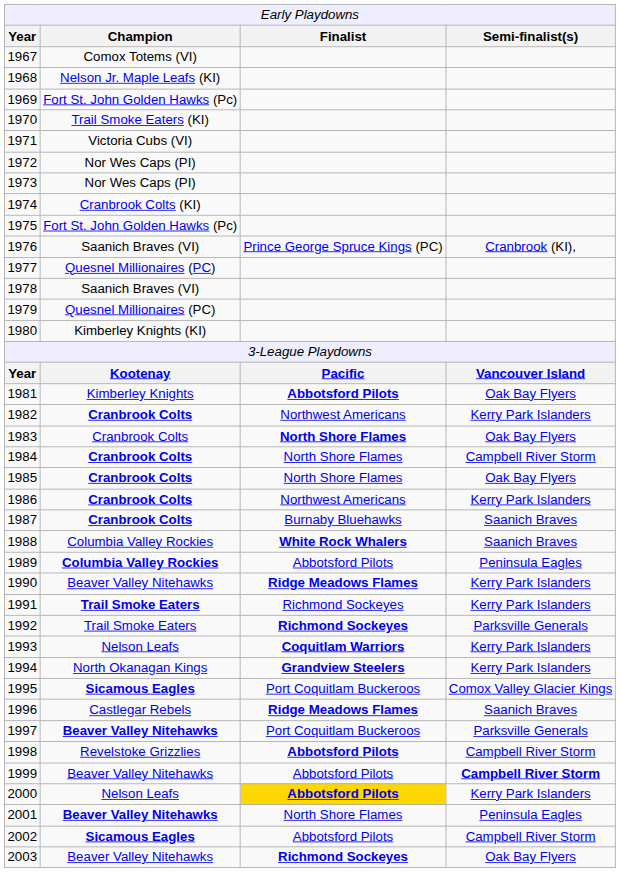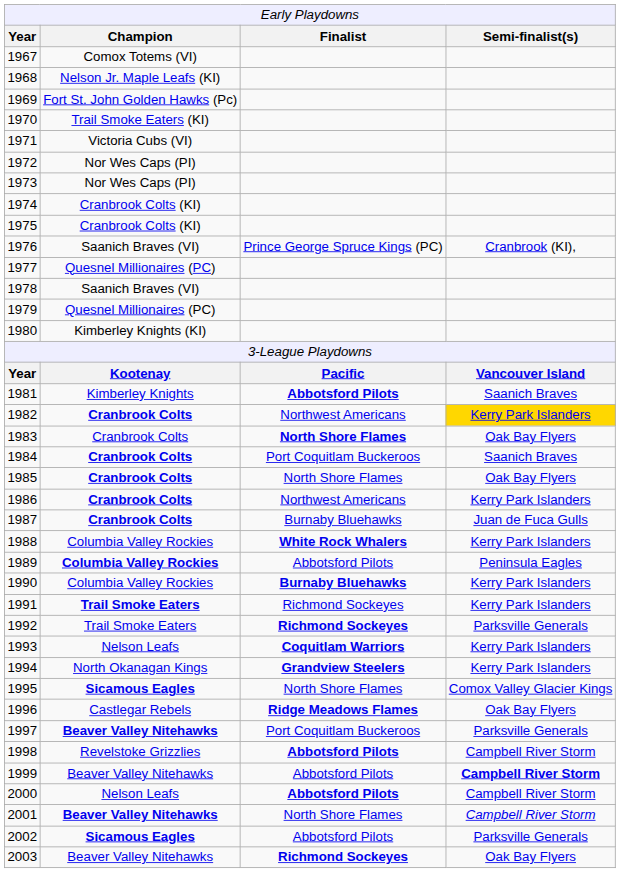(140, 225) Fort St. John Golden Hawks (Pc) -> (140, 225) Cranbrook Colts (KI)
(531, 394) Oak Bay Flyers -> (531, 394) Saanich Braves
(531, 415) no background -> (531, 415) gold background
(343, 457) North Shore Flames -> (343, 457) Port Coquitlam Buckeroos
(531, 457) Campbell River Storm -> (531, 457) Saanich Braves
(531, 520) Saanich Braves -> (531, 520) Juan de Fuca Gulls
(531, 541) Saanich Braves -> (531, 541) Kerry Park Islanders
(140, 583) Beaver Valley Nitehawks -> (140, 583) Columbia Valley Rockies
(343, 583) Ridge Meadows Flames -> (343, 583) Burnaby Bluehawks
(343, 688) Port Coquitlam Buckeroos -> (343, 688) North Shore Flames
(531, 710) Saanich Braves -> (531, 710) Oak Bay Flyers
(343, 794) gold background -> (343, 794) no background
(531, 794) Kerry Park Islanders -> (531, 794) Campbell River Storm
(531, 815) Peninsula Eagles -> (531, 815) Campbell River Storm
(531, 836) Campbell River Storm -> (531, 836) Parksville Generals
